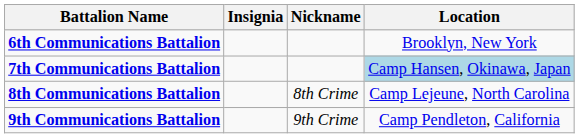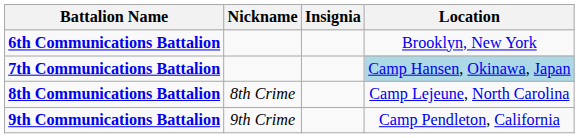columns swapped: (255, 17) <-> (326, 17)
